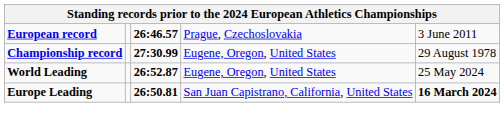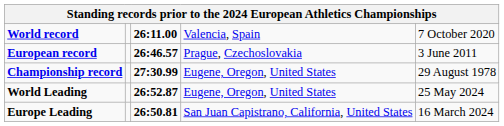+ row: (43, 33)
(457, 92) bold -> (456, 111) normal
